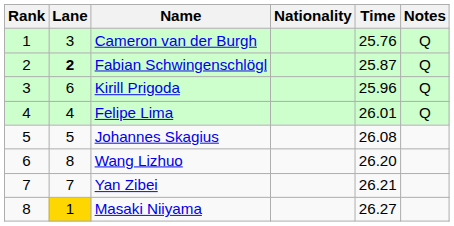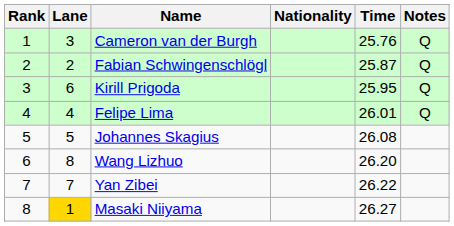(70, 64) bold -> (70, 64) normal
(378, 88) 25.96 -> (378, 88) 25.95
(378, 185) 26.21 -> (378, 185) 26.22
